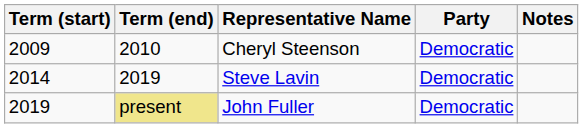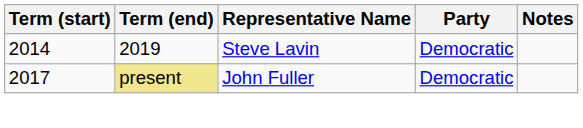- row: (291, 48)
(30, 107) 2019 -> (30, 78) 2017
